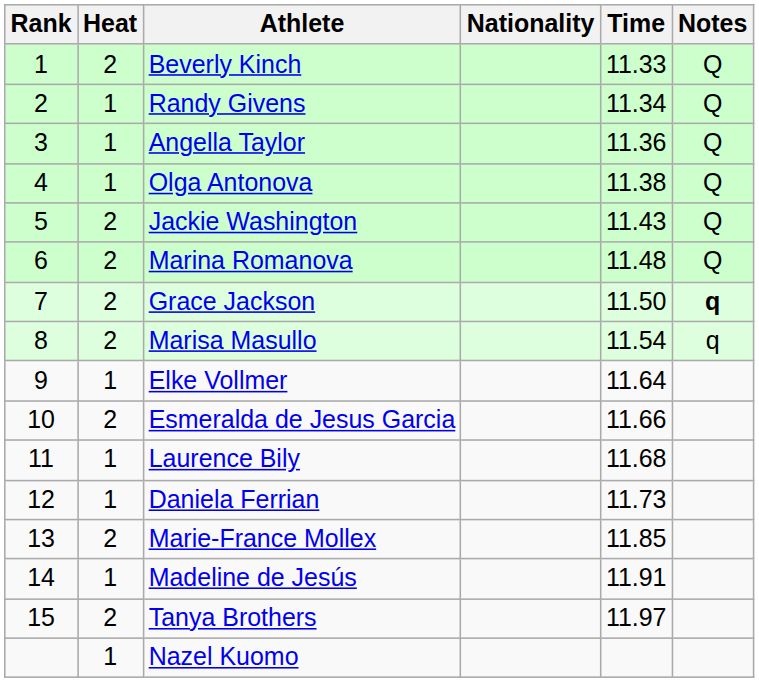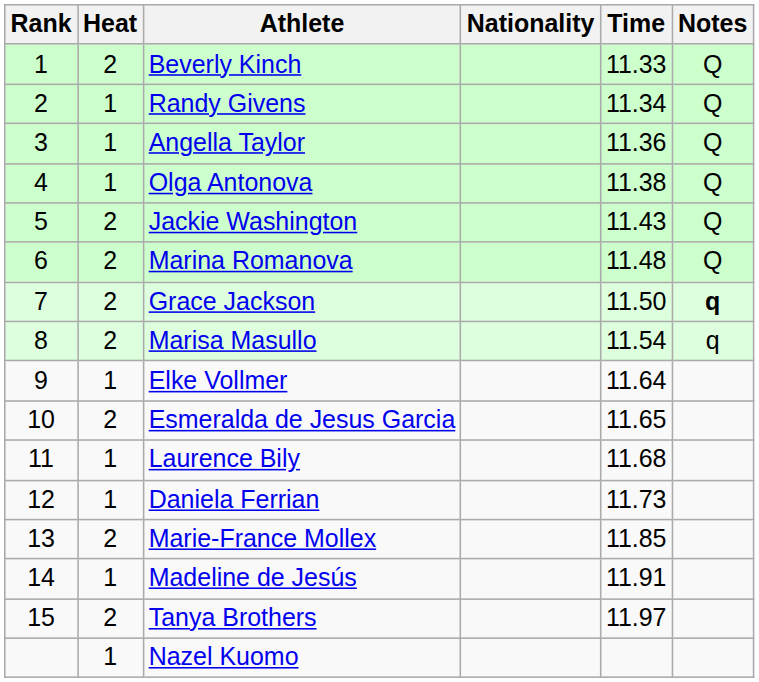(636, 420) 11.66 -> (636, 420) 11.65
